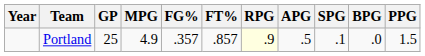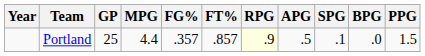(149, 40) 4.9 -> (149, 40) 4.4
